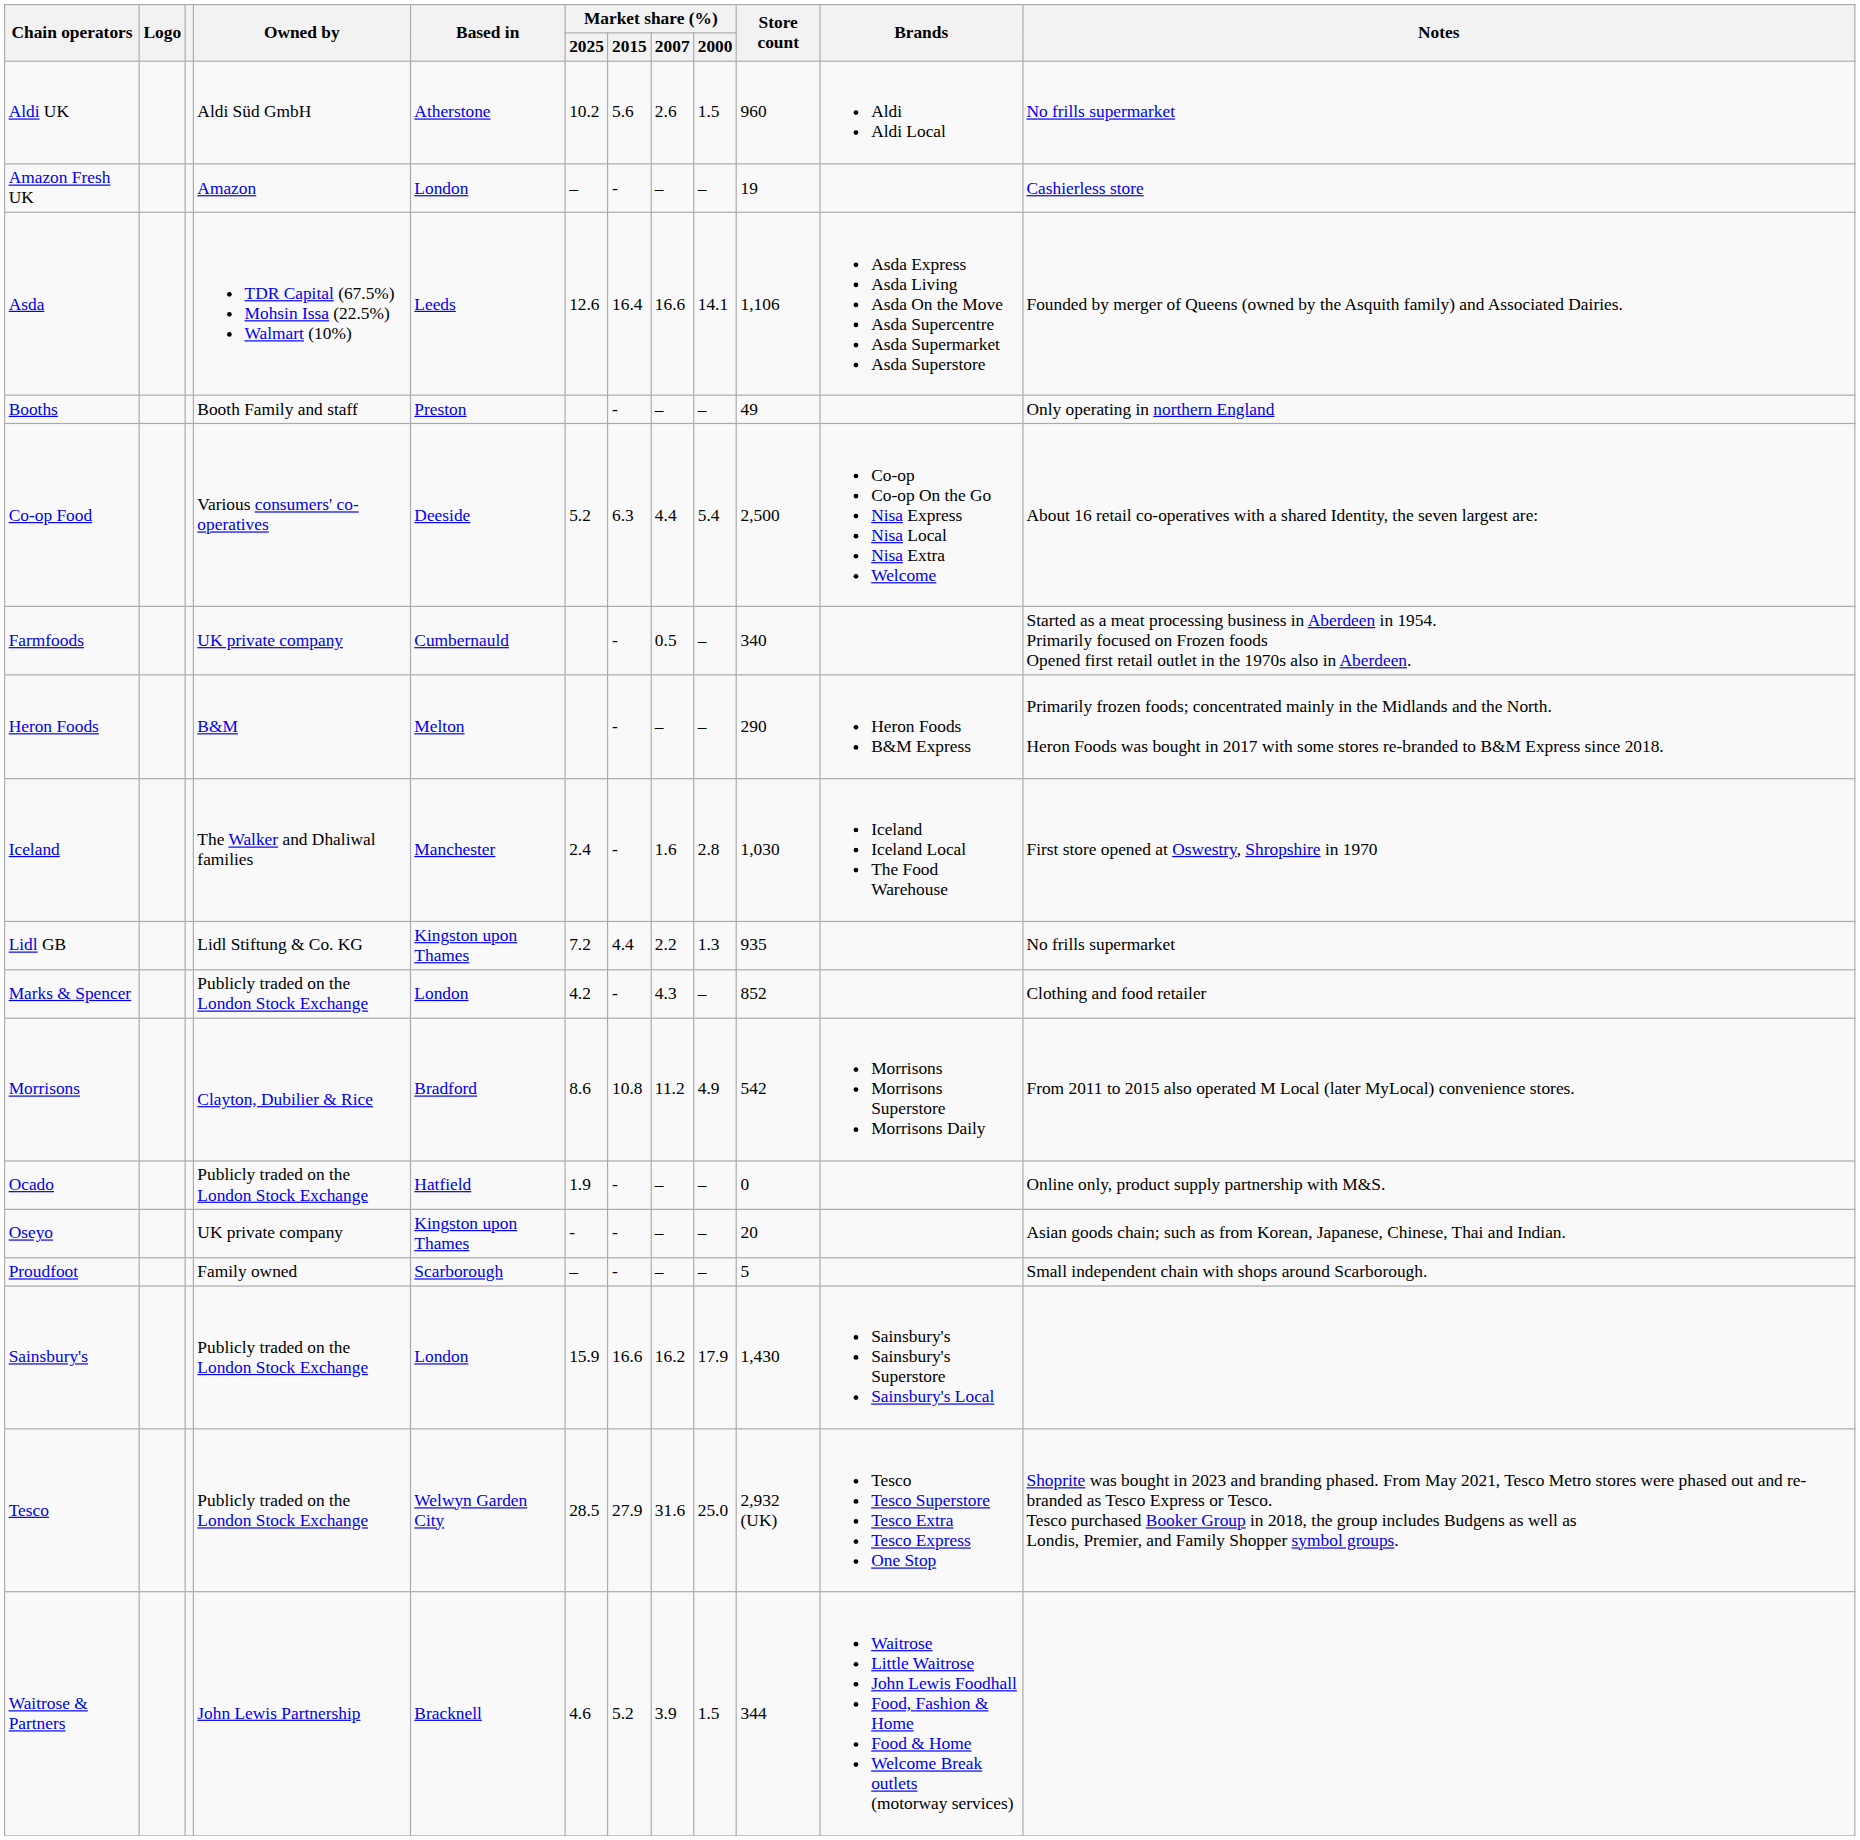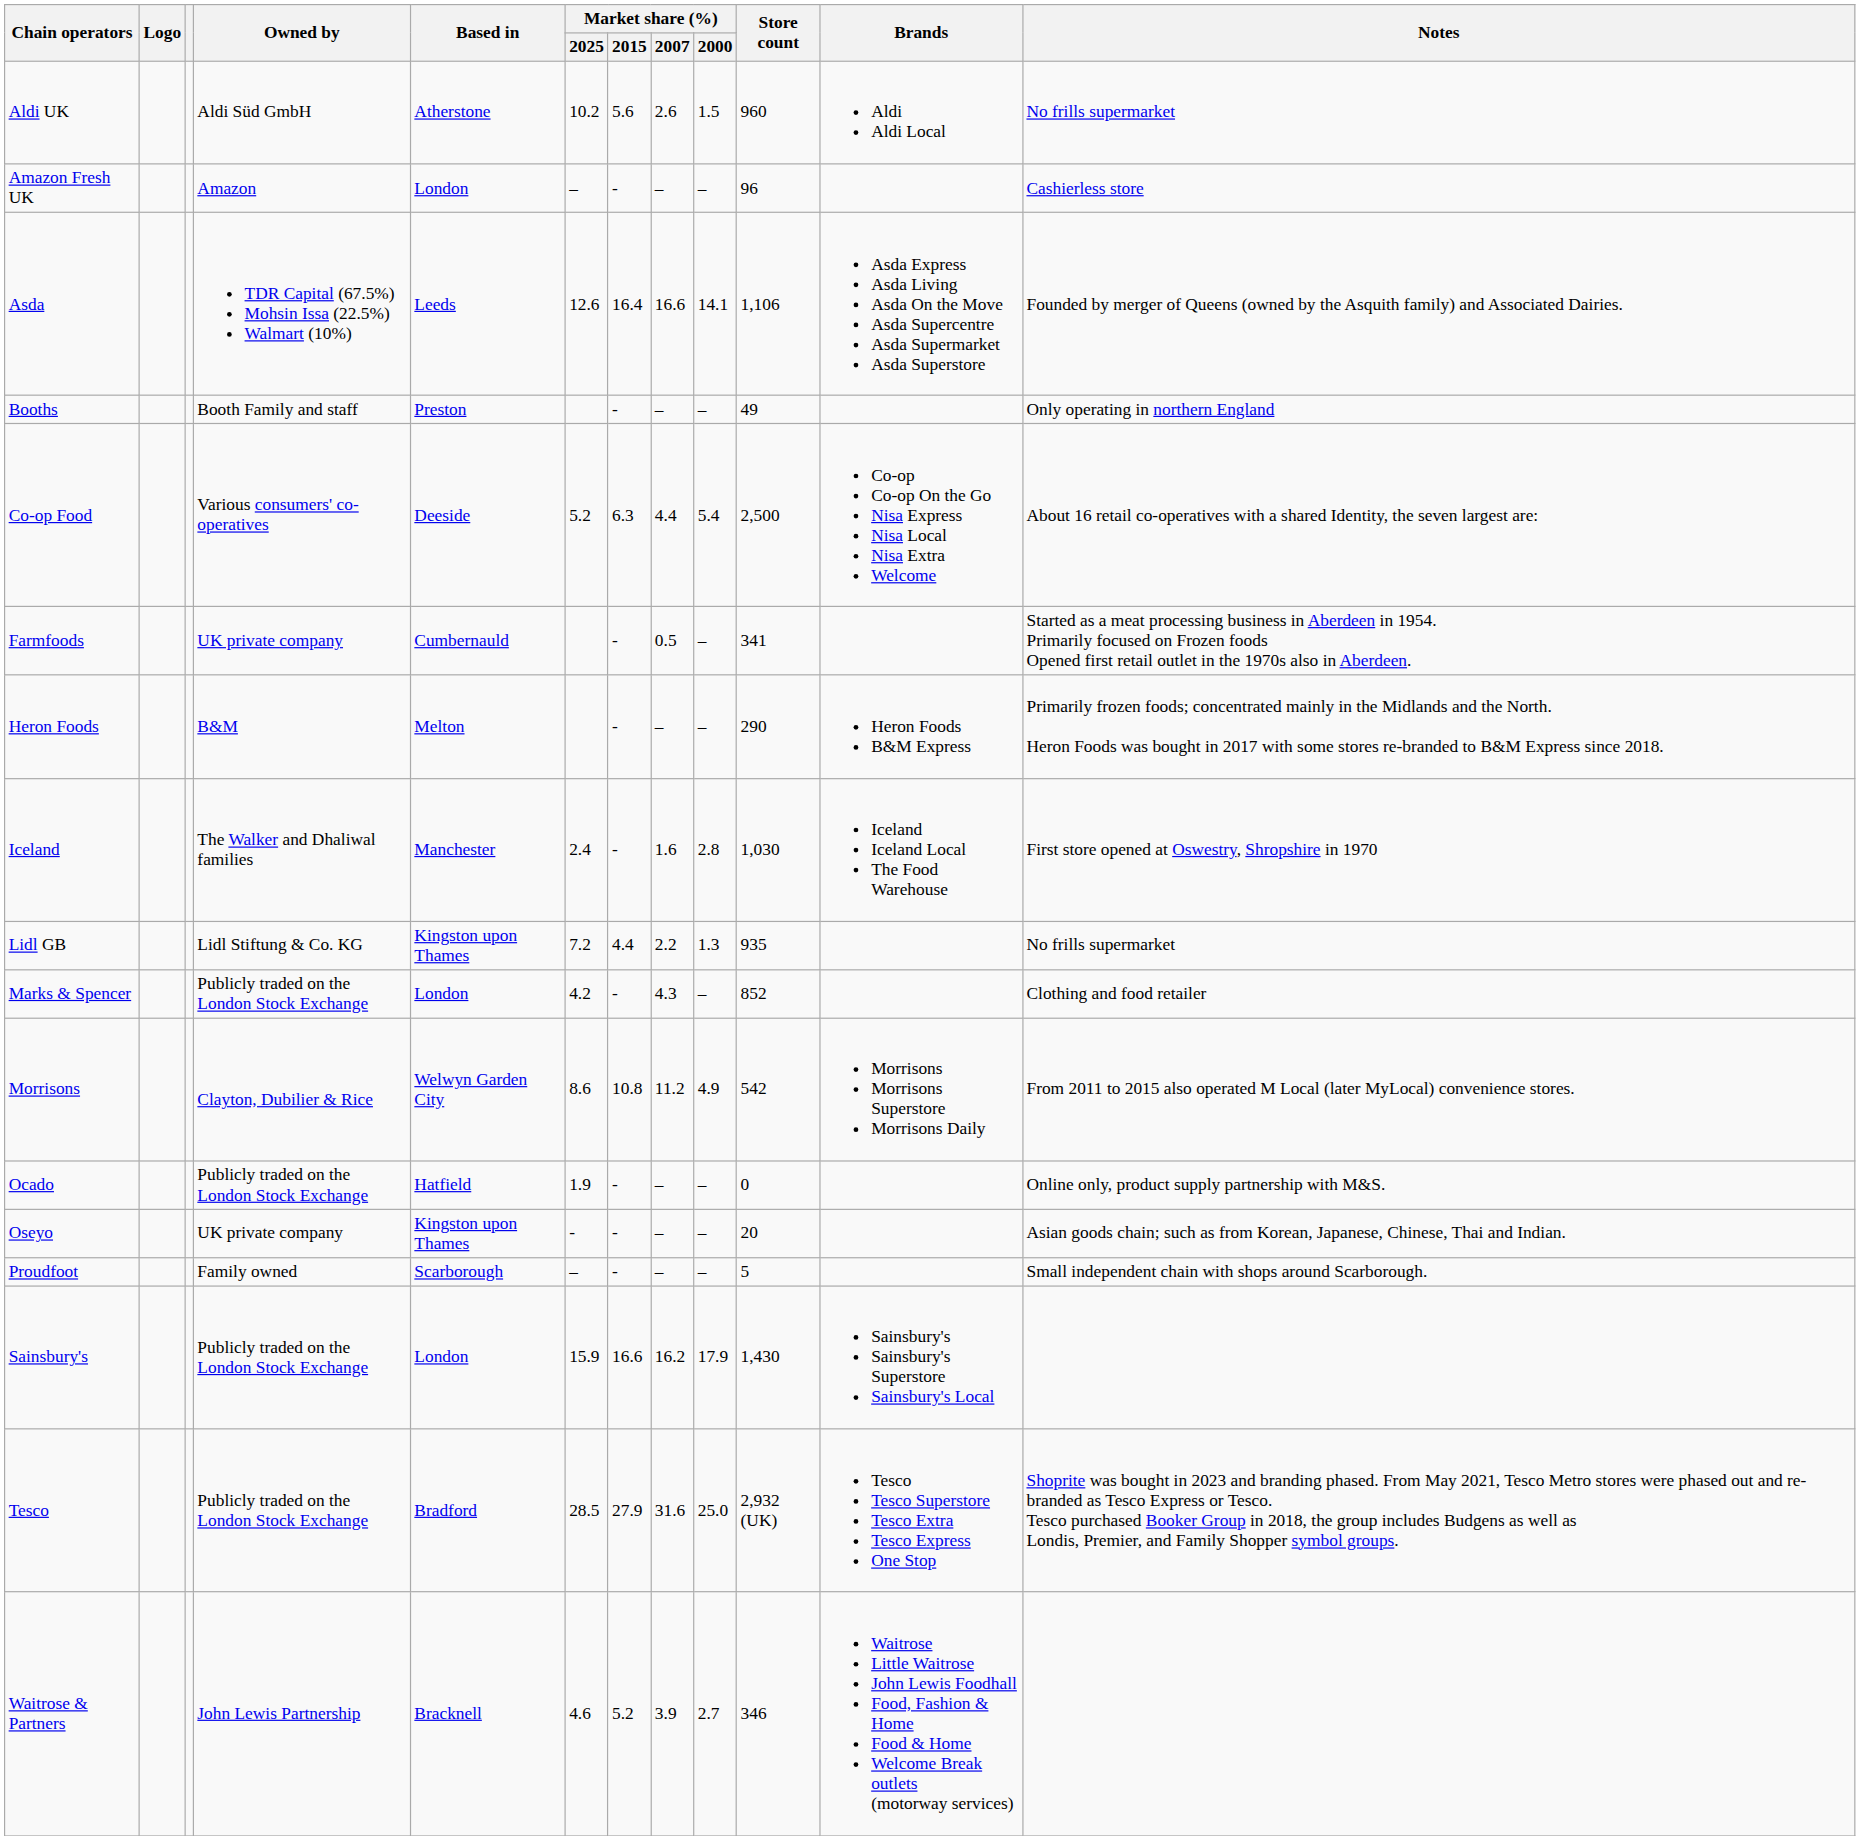(749, 187) 19 -> (749, 187) 96
(754, 640) 340 -> (754, 640) 341
(446, 1089) Bradford -> (471, 1089) Welwyn Garden City
(471, 1510) Welwyn Garden City -> (446, 1510) Bradford
(709, 1713) 1.5 -> (709, 1713) 2.7
(754, 1713) 344 -> (754, 1713) 346
